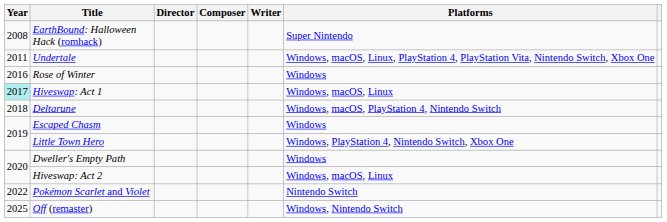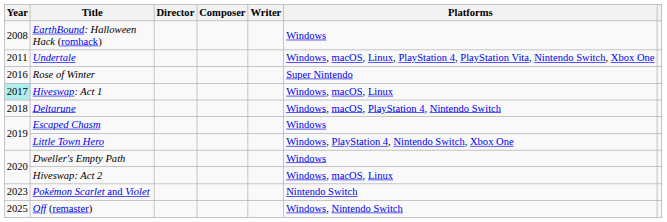(319, 35) Super Nintendo -> (306, 35) Windows
(306, 74) Windows -> (319, 74) Super Nintendo
(17, 192) 2022 -> (17, 192) 2023
